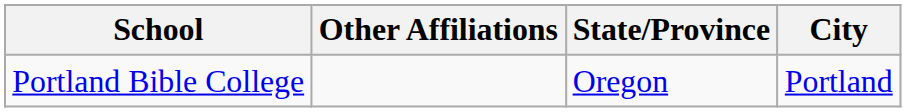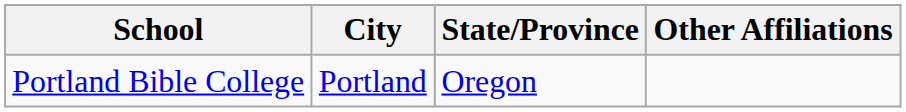columns swapped: (839, 29) <-> (438, 29)
